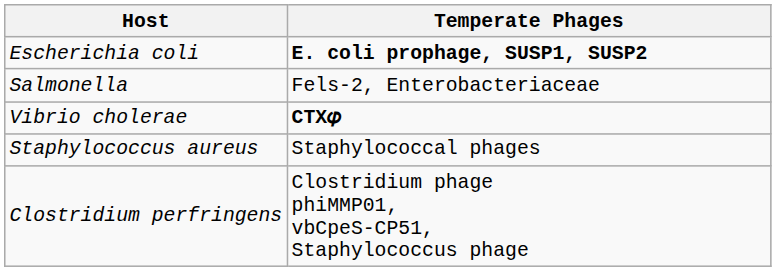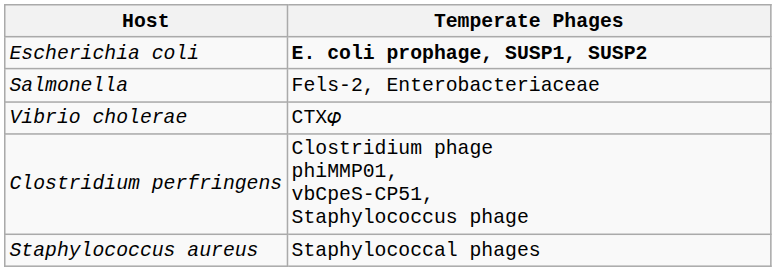(322, 117) bold -> (322, 117) normal
rows swapped: (134, 150) <-> (146, 216)
